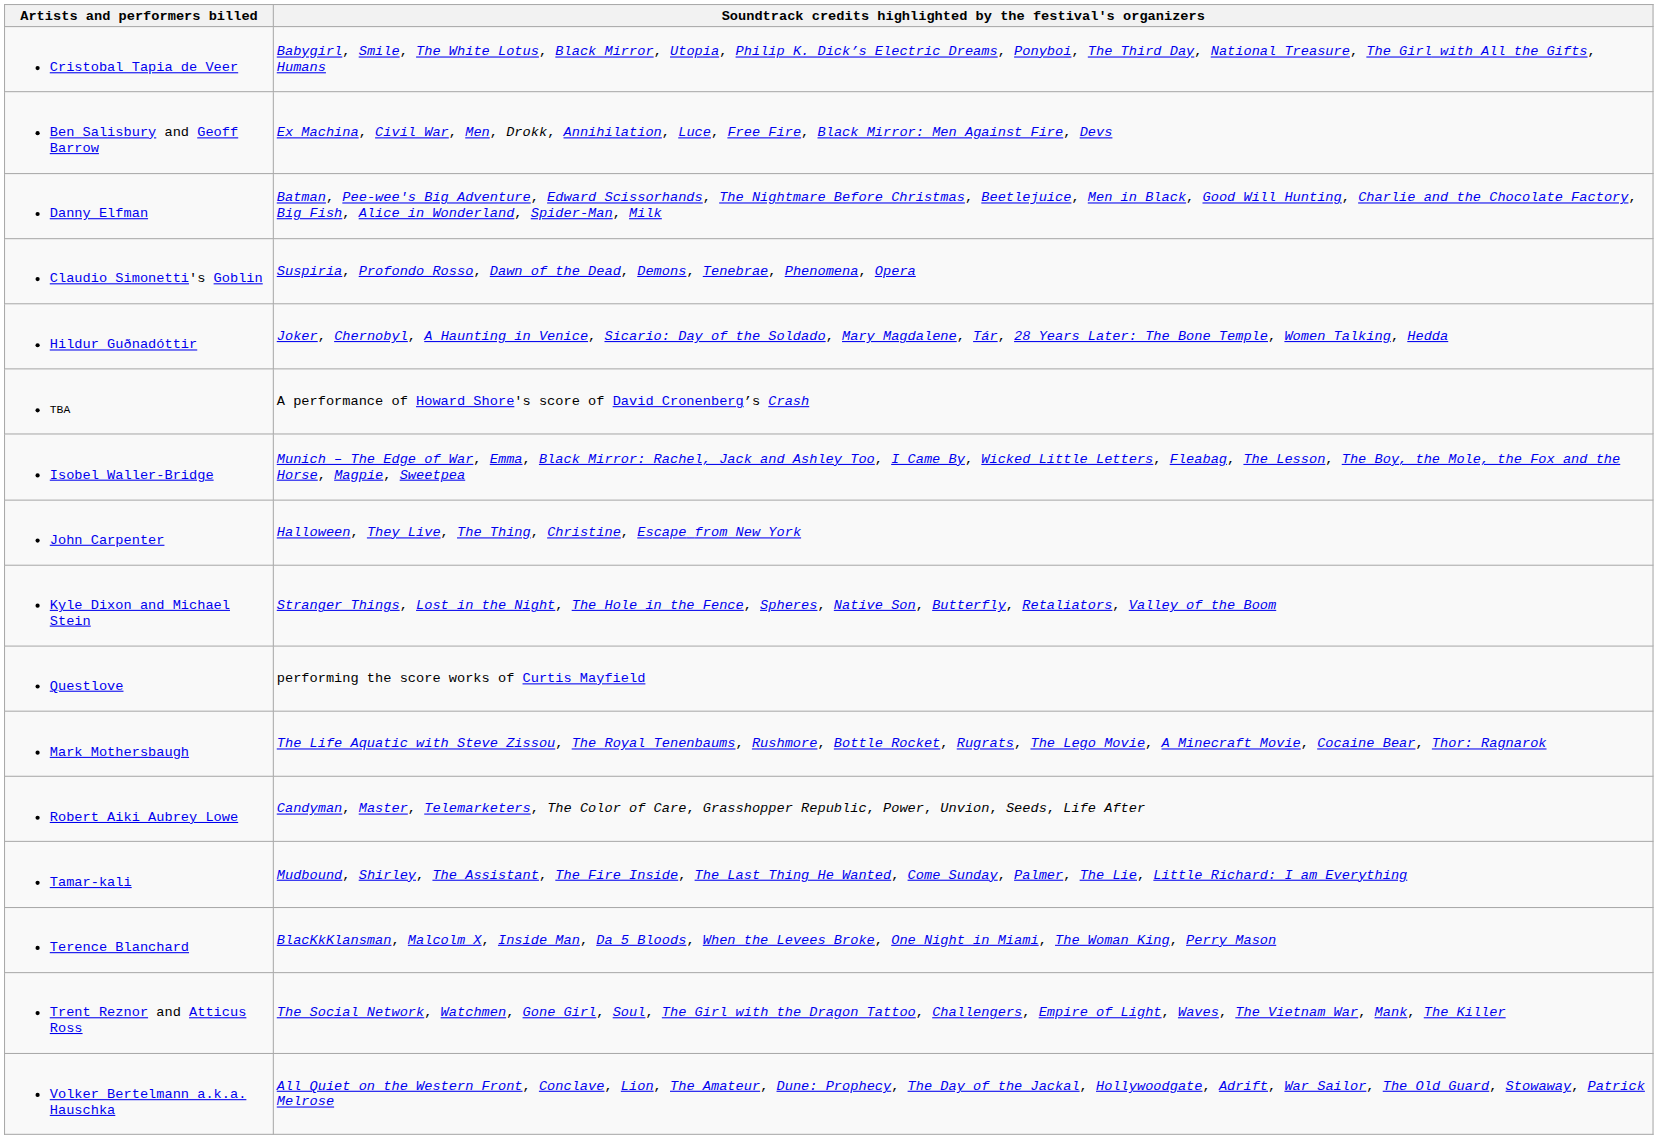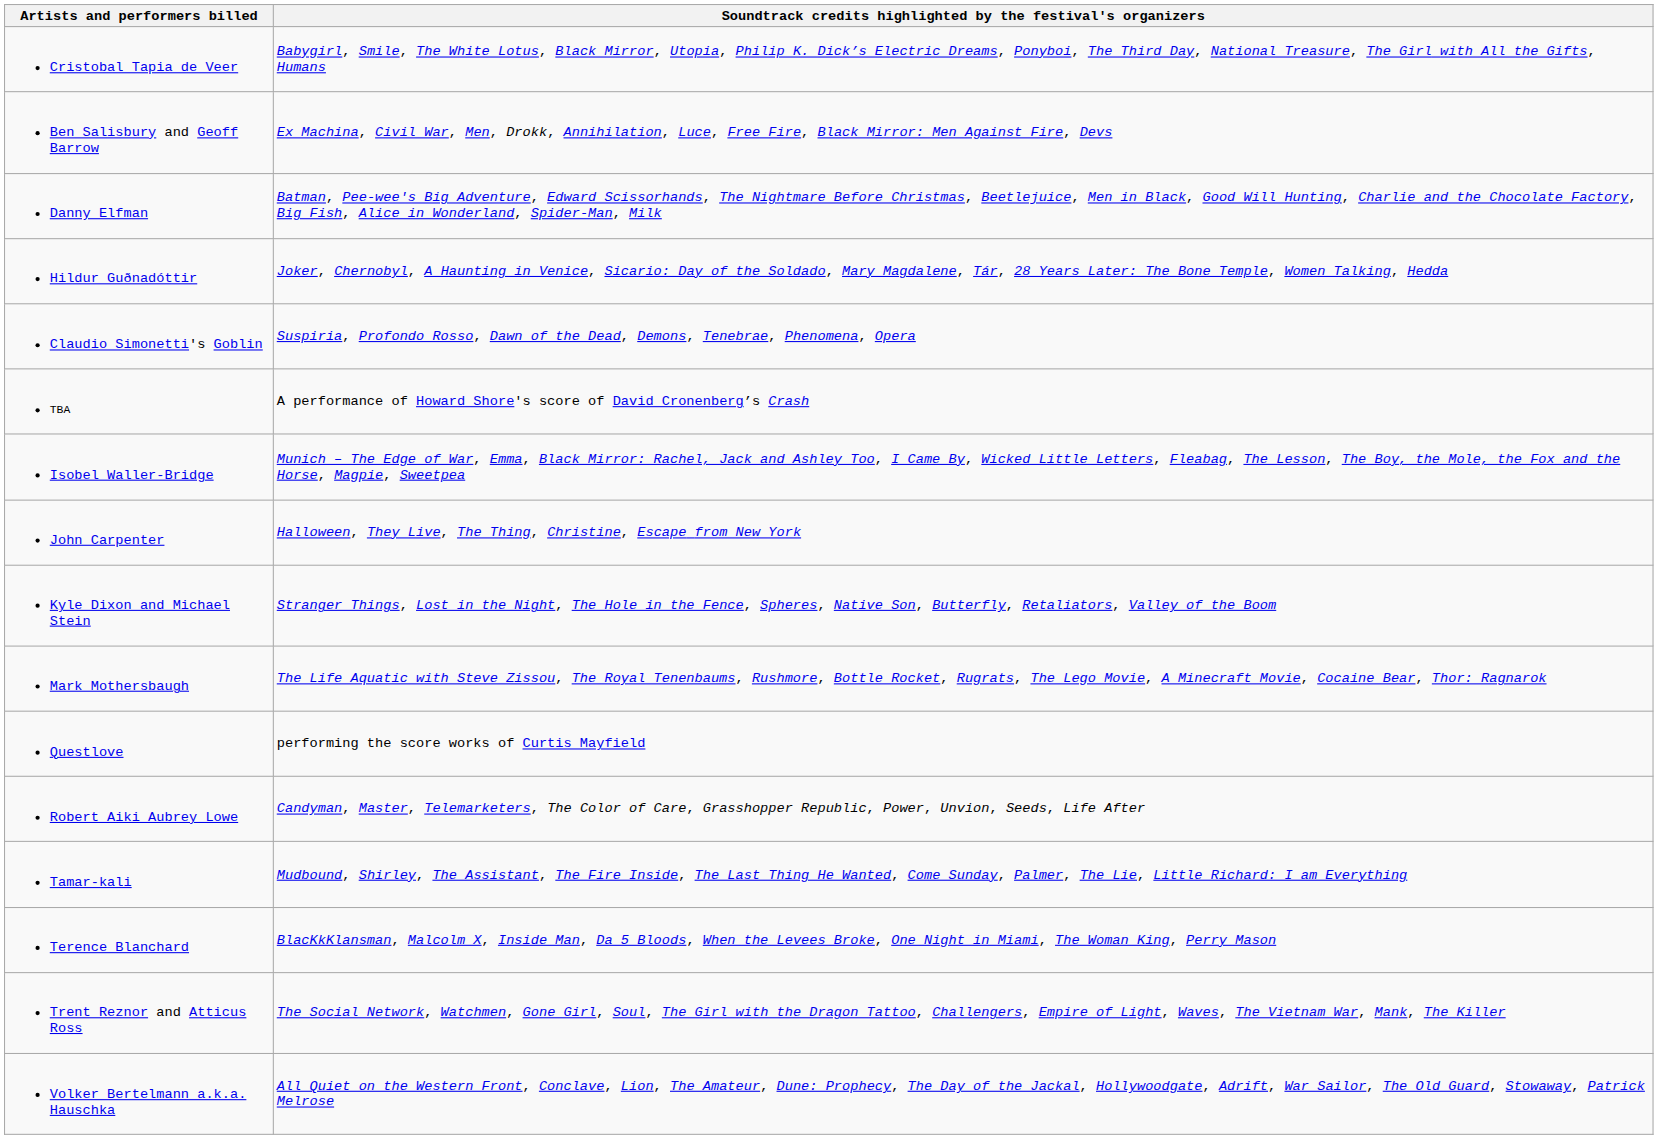rows swapped: (139, 279) <-> (139, 344)
rows swapped: (139, 752) <-> (139, 686)
